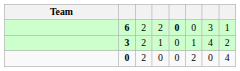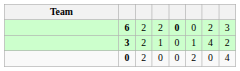(210, 27) 3 -> (210, 27) 2
(227, 27) 1 -> (227, 27) 3
